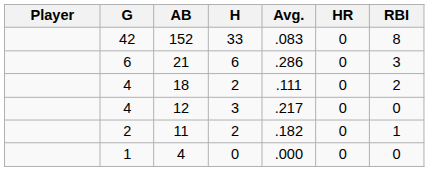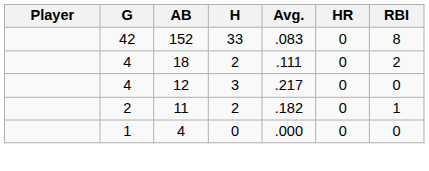- row: (181, 62)
